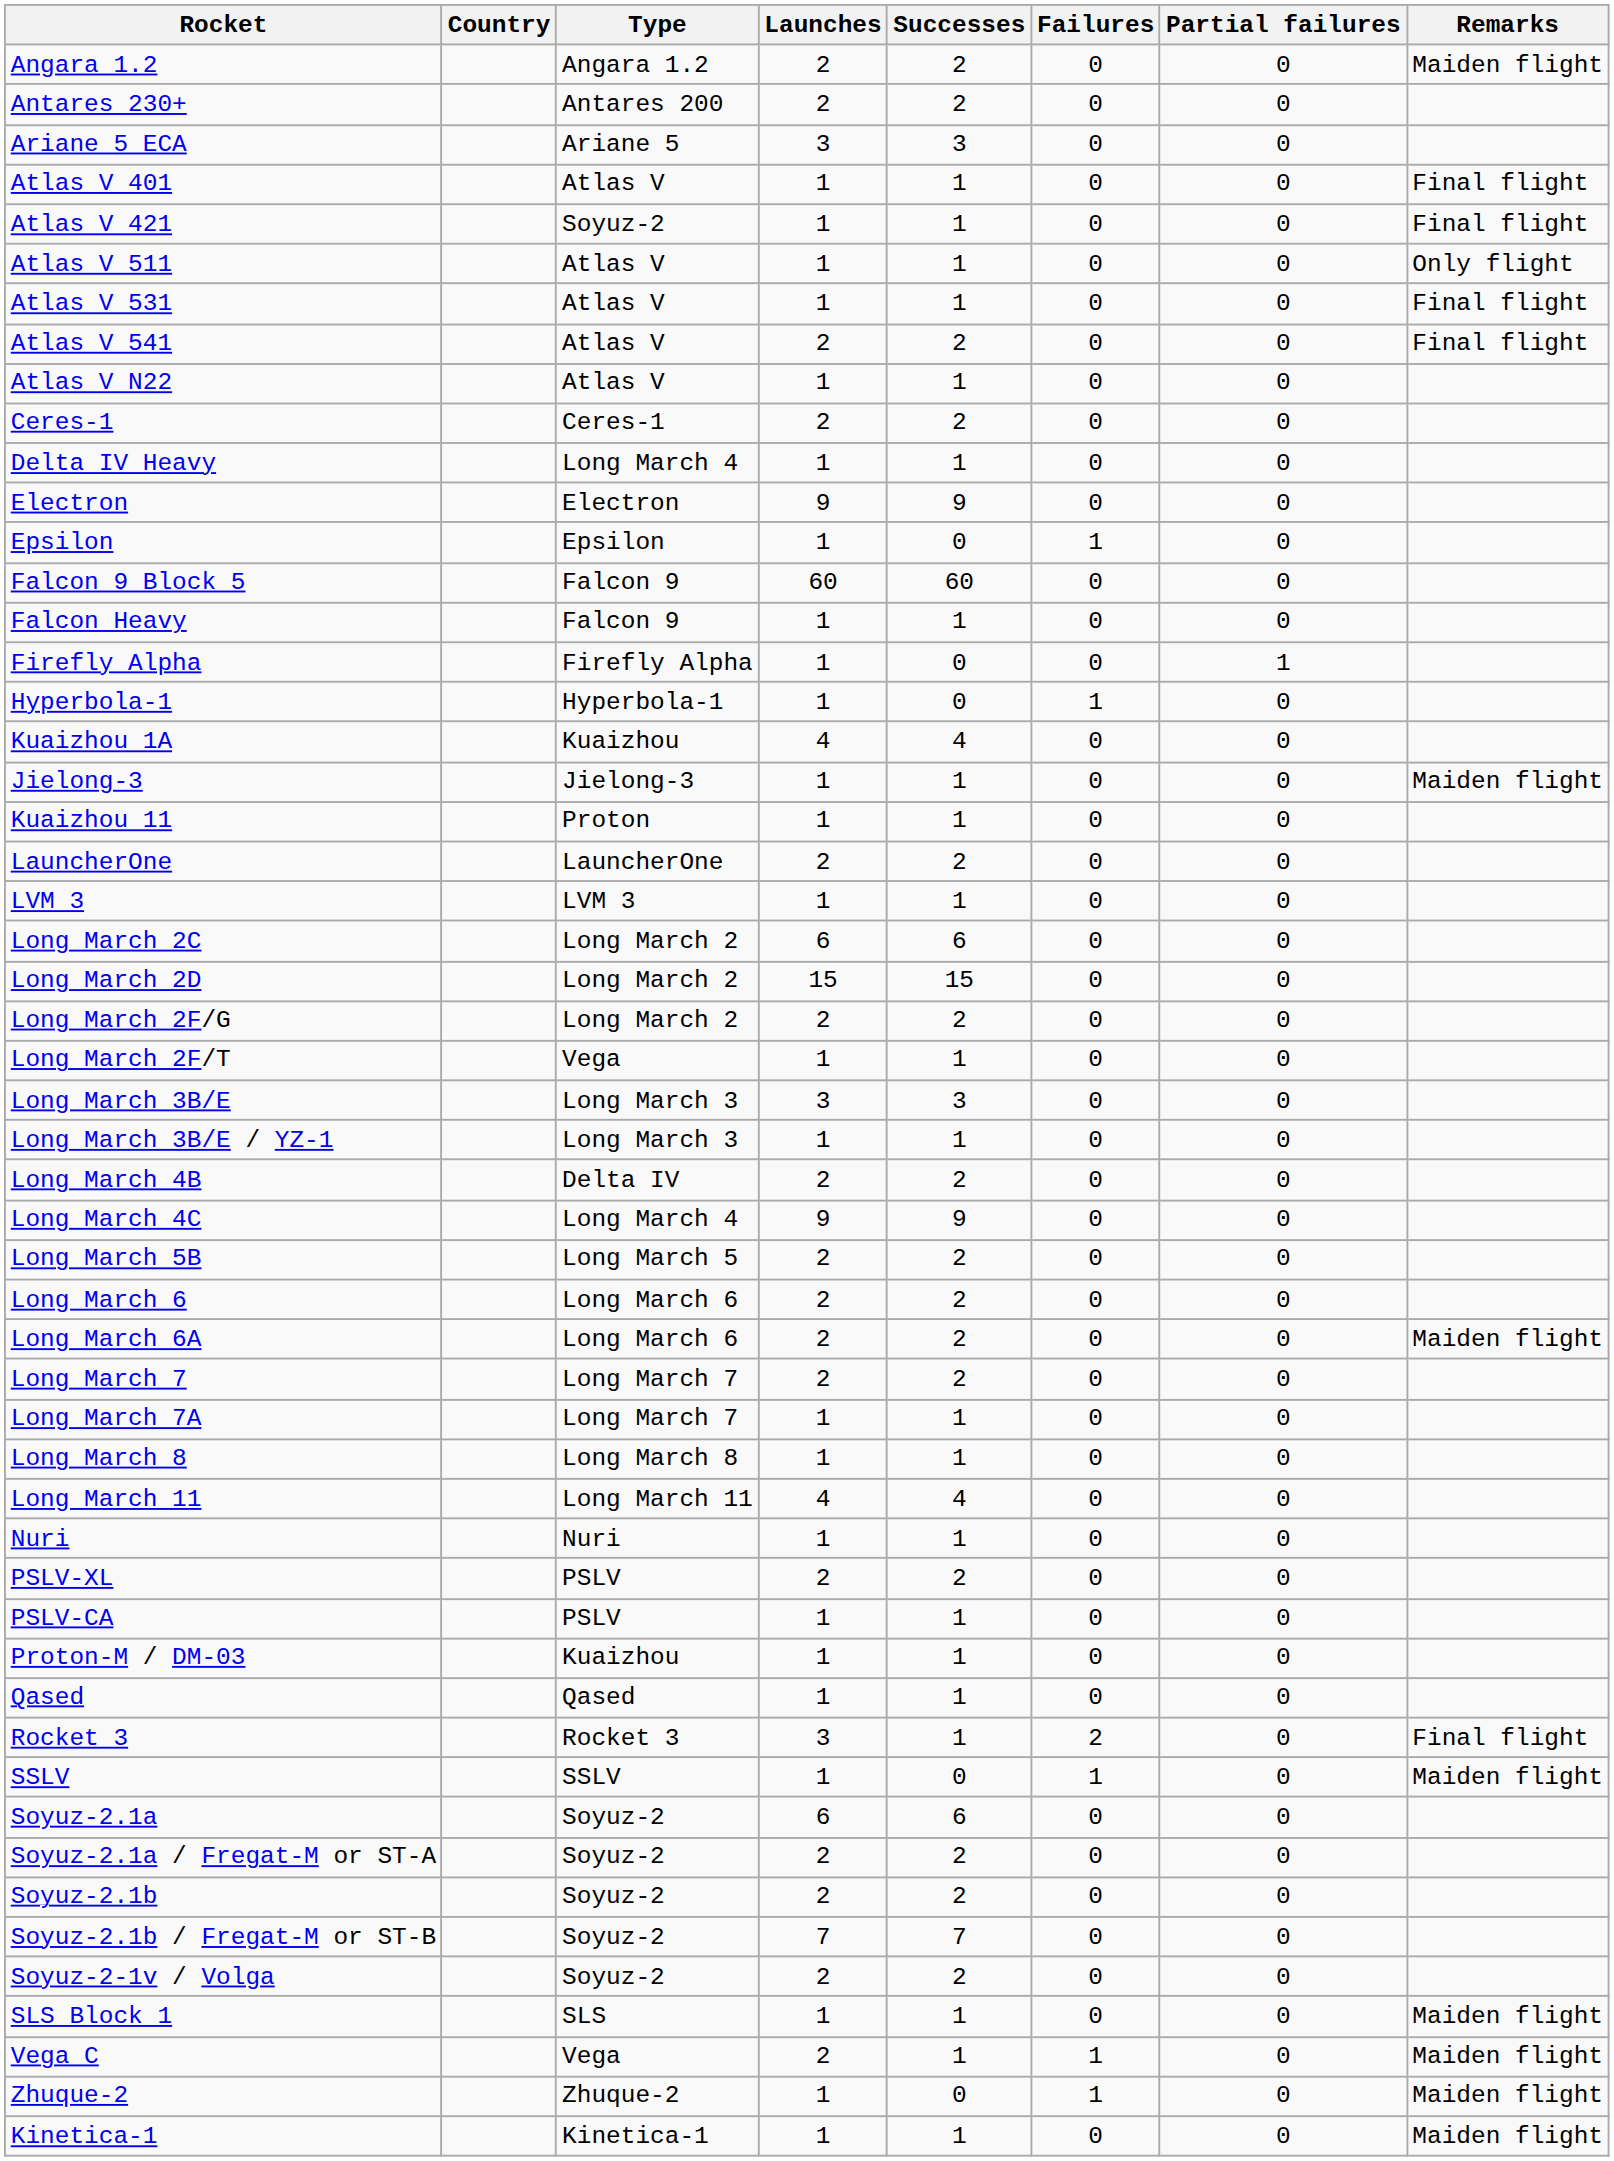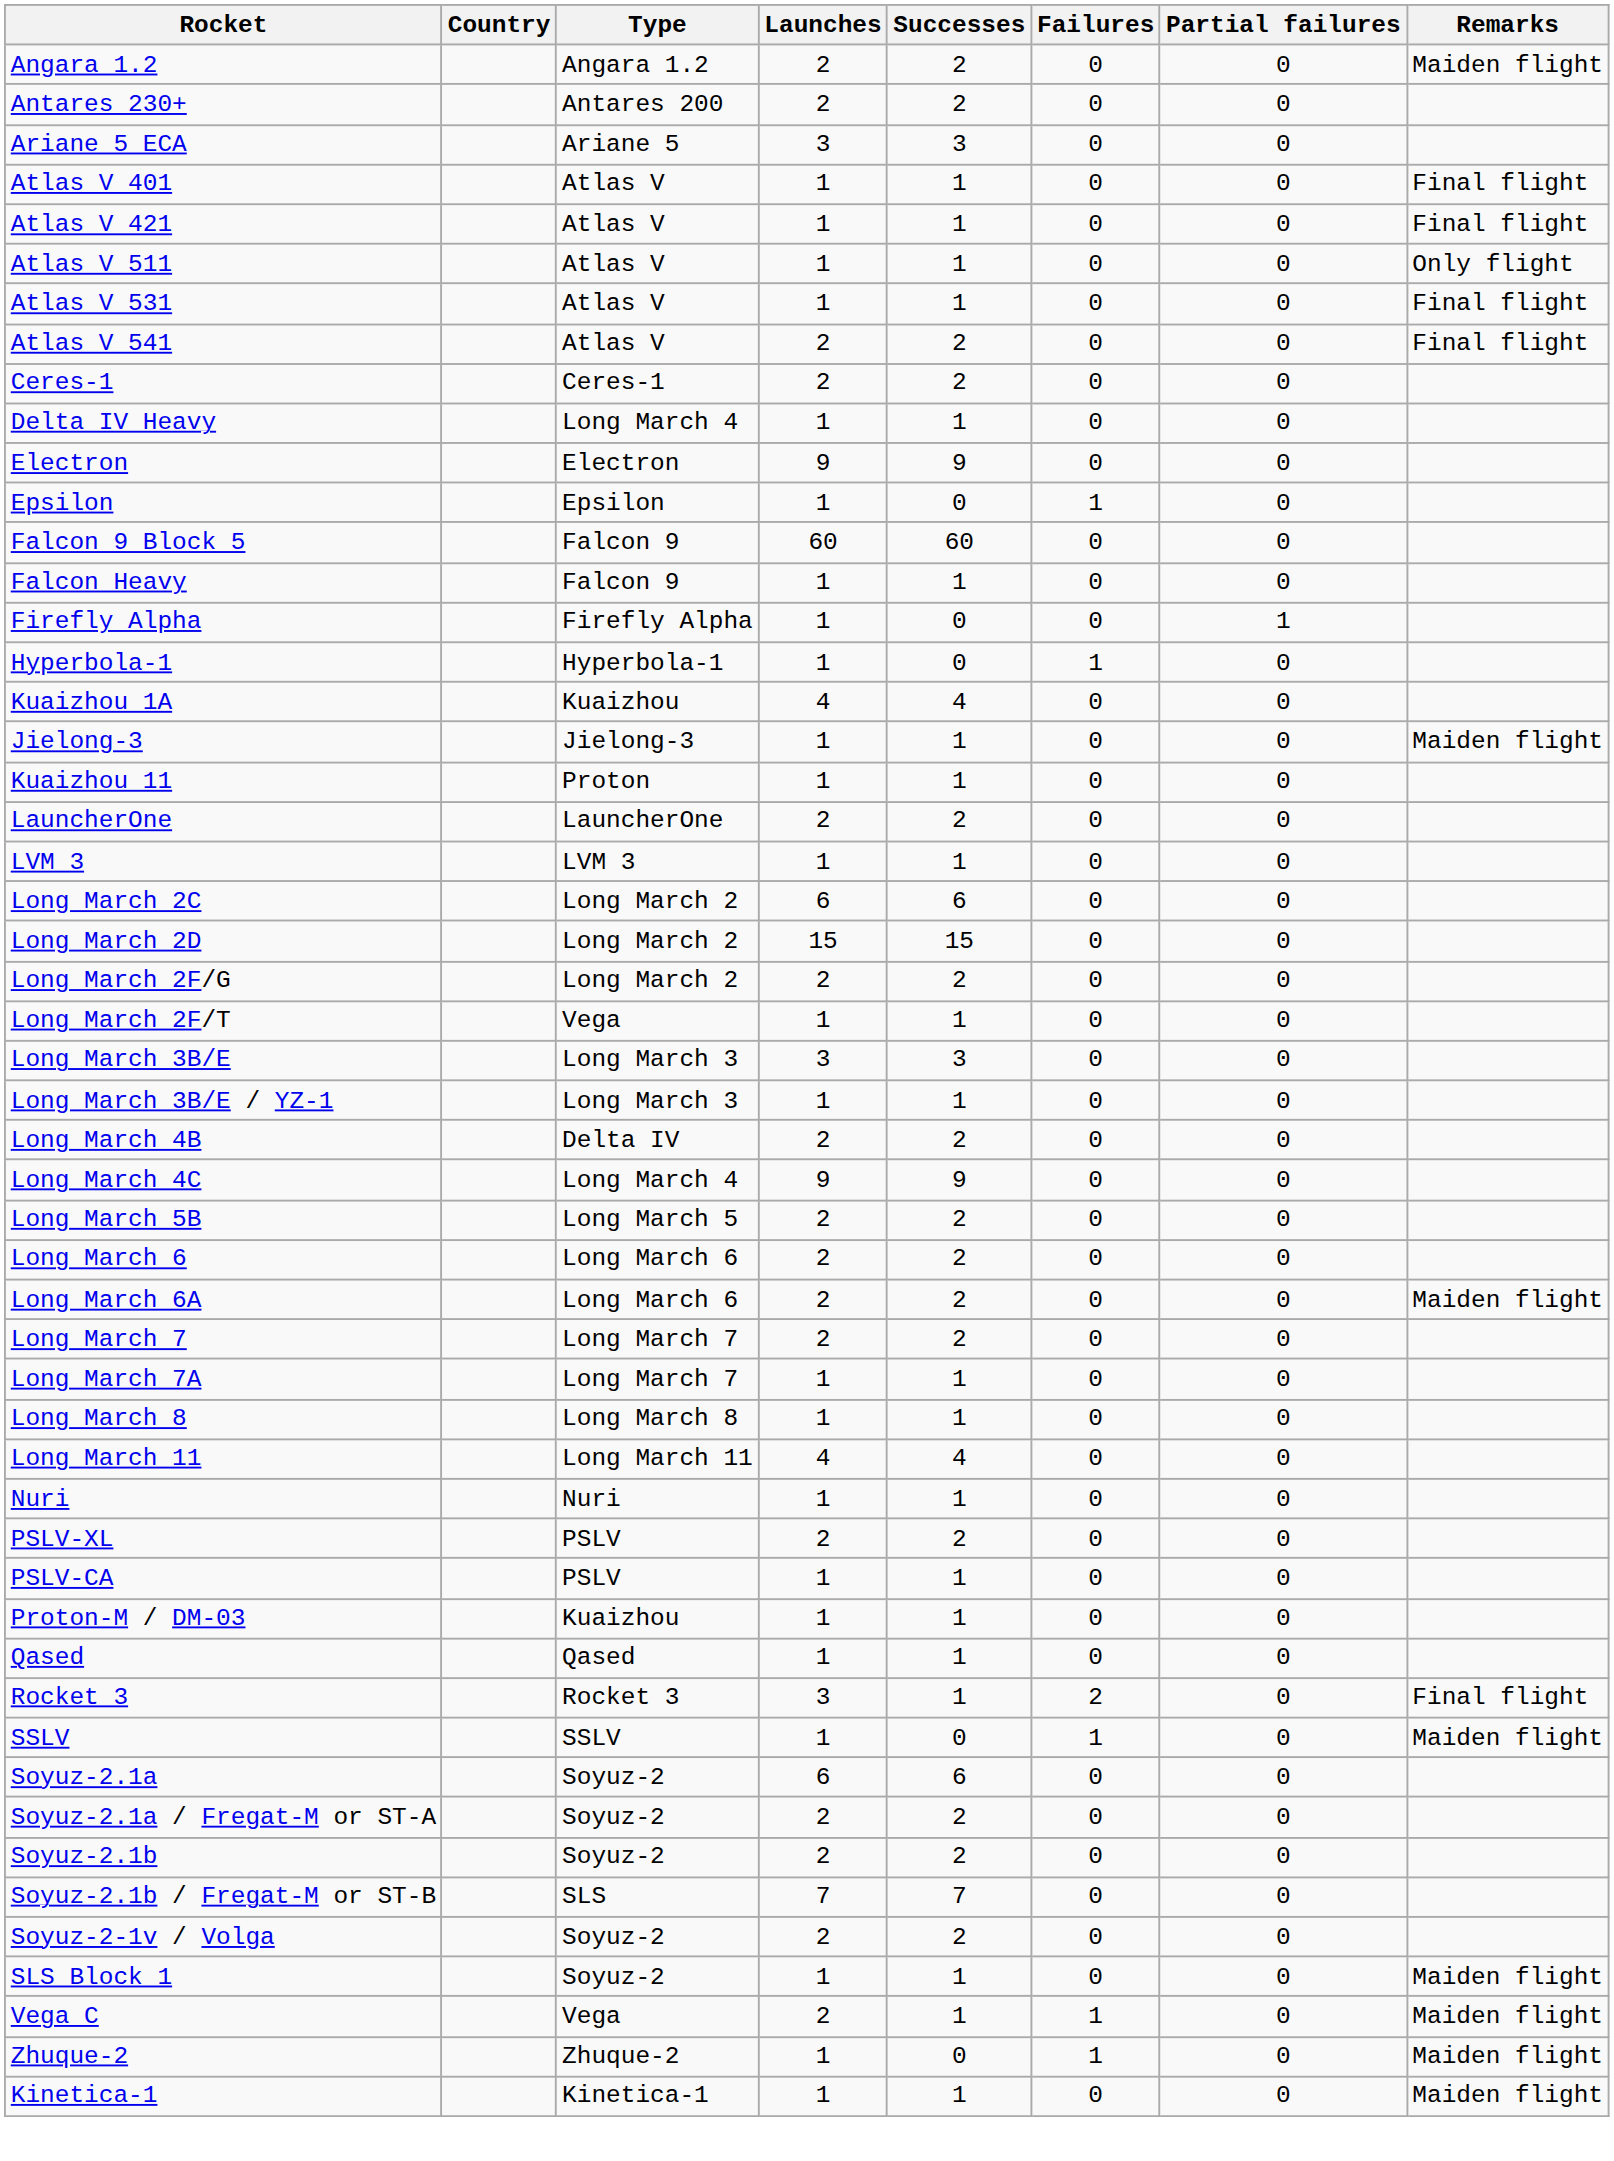(613, 224) Soyuz-2 -> (613, 224) Atlas V
- row: (91, 383)
(613, 1937) Soyuz-2 -> (584, 1897) SLS
(584, 2016) SLS -> (613, 1977) Soyuz-2
